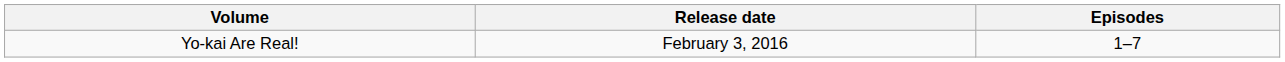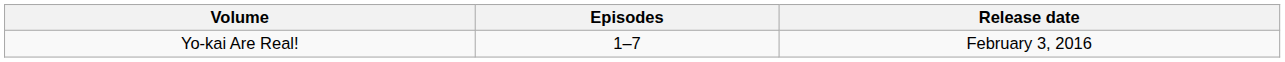columns swapped: (1127, 17) <-> (725, 17)
